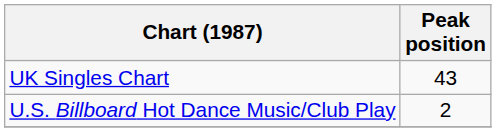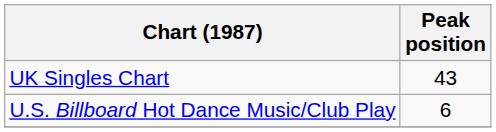(446, 110) 2 -> (446, 110) 6
